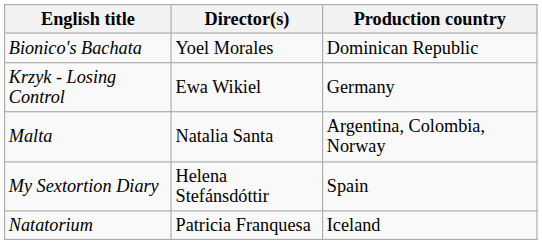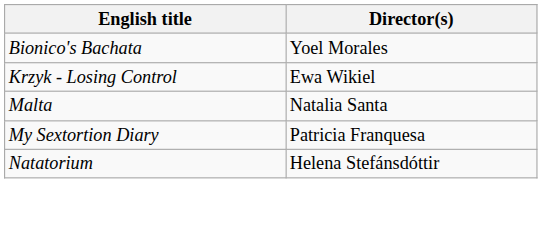- column: (430, 18)
(222, 185) Helena Stefánsdóttir -> (357, 134) Patricia Franquesa
(243, 225) Patricia Franquesa -> (364, 163) Helena Stefánsdóttir
